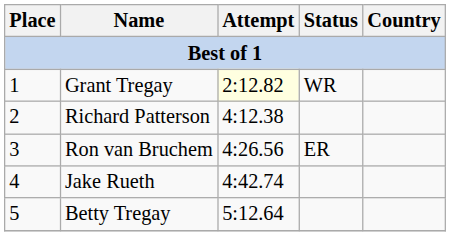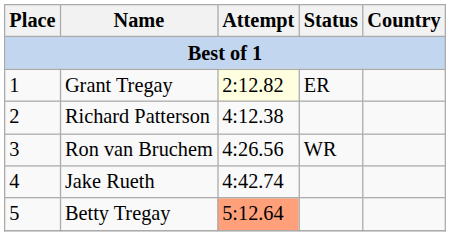(320, 85) WR -> (317, 85) ER
(317, 149) ER -> (320, 149) WR
(253, 213) no background -> (253, 213) lightsalmon background
